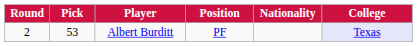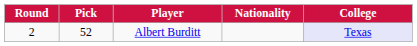- column: (220, 13)
(72, 32) 53 -> (86, 32) 52
